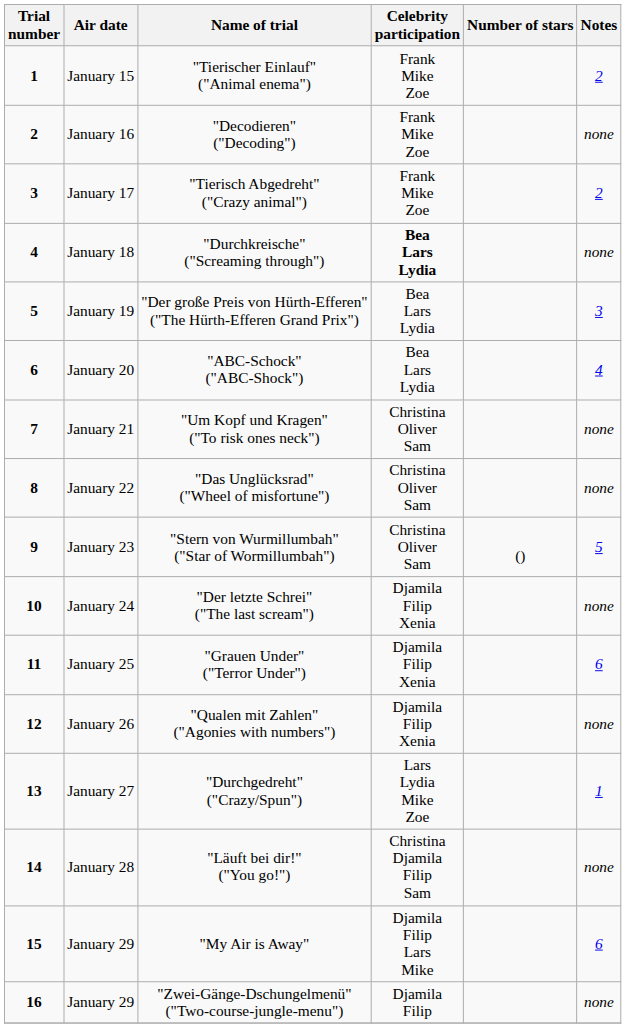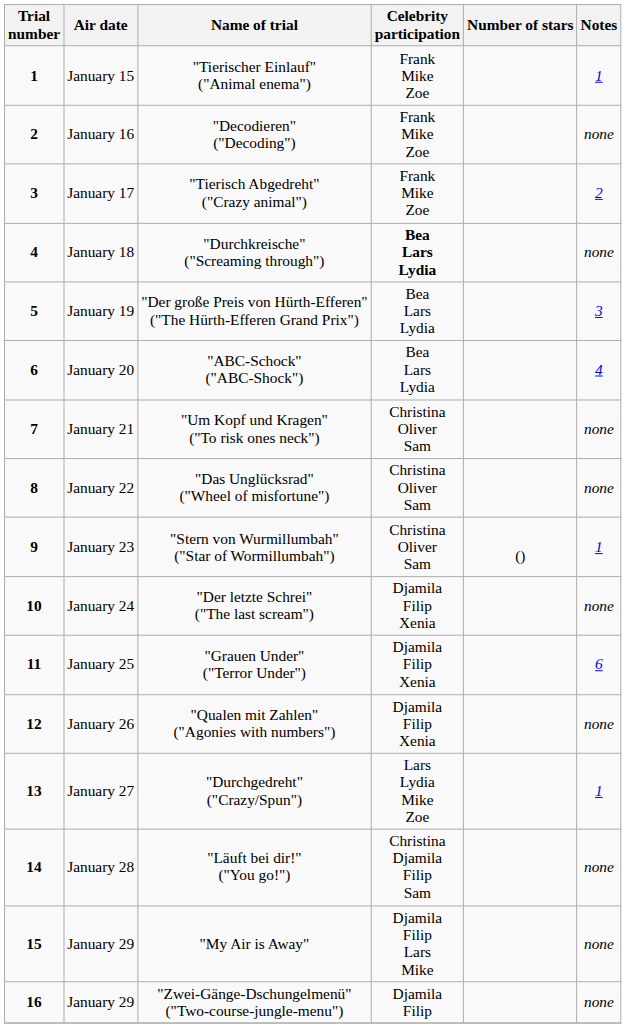(599, 75) 2 -> (599, 75) 1
(599, 546) 5 -> (599, 546) 1
(599, 943) 6 -> (599, 943) none
